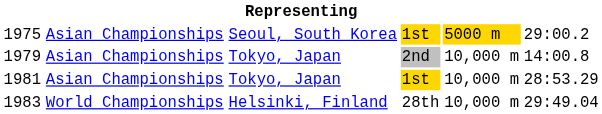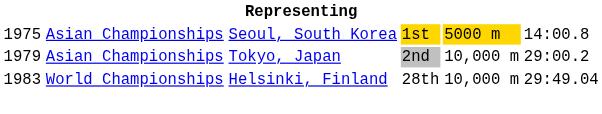(557, 34) 29:00.2 -> (557, 34) 14:00.8
(557, 57) 14:00.8 -> (557, 57) 29:00.2
- row: (22, 80)
